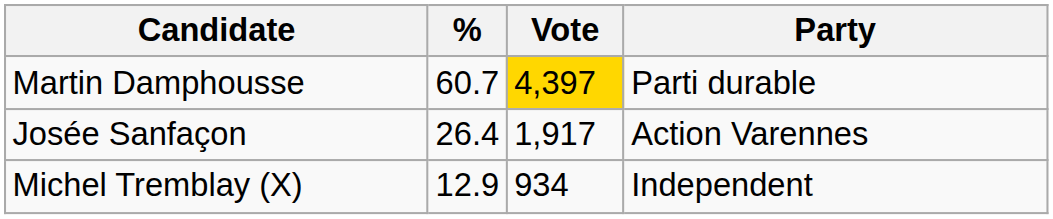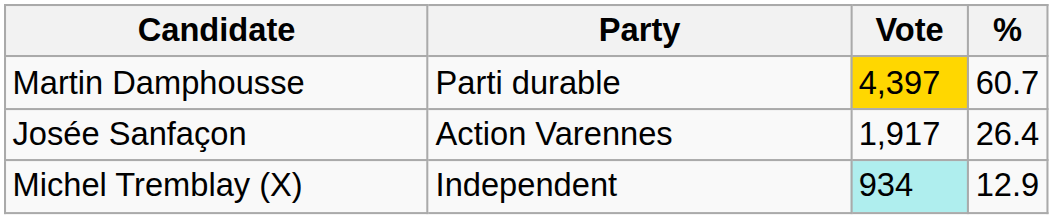columns swapped: (835, 30) <-> (467, 30)
(541, 185) no background -> (886, 185) paleturquoise background
